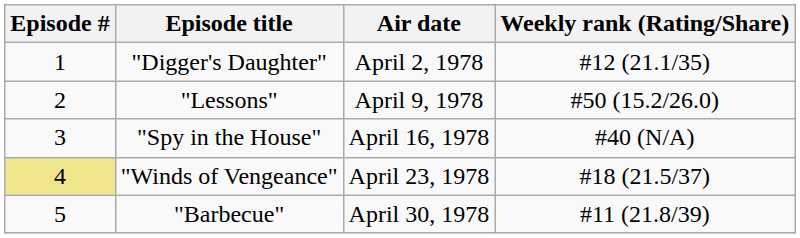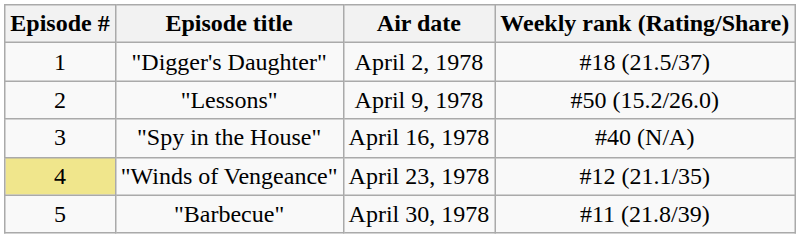(645, 61) #12 (21.1/35) -> (645, 61) #18 (21.5/37)
(645, 175) #18 (21.5/37) -> (645, 175) #12 (21.1/35)
